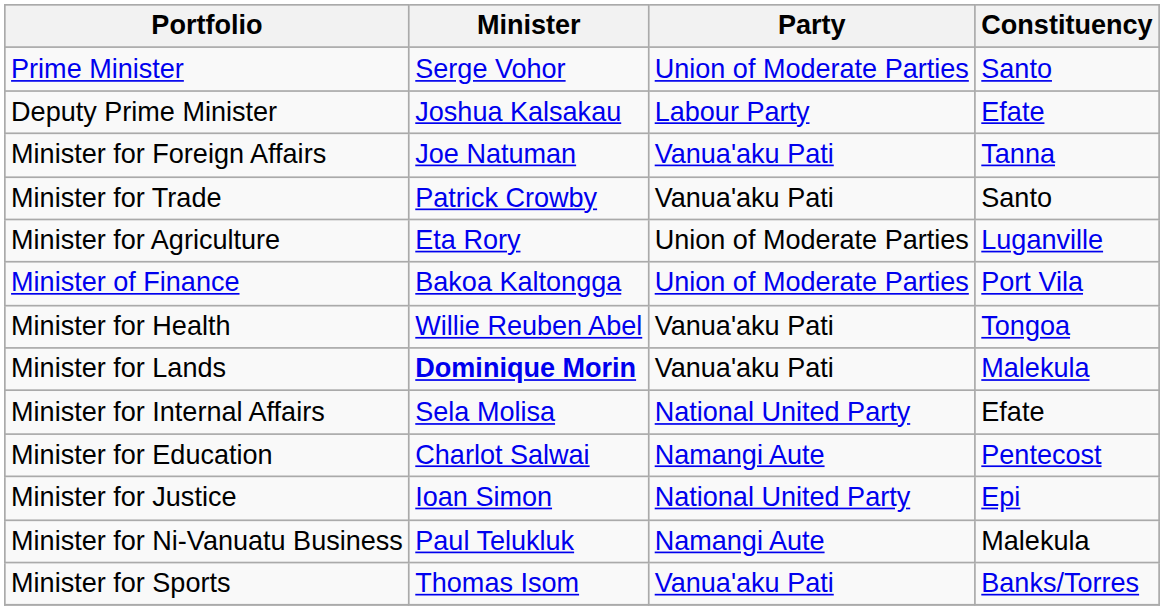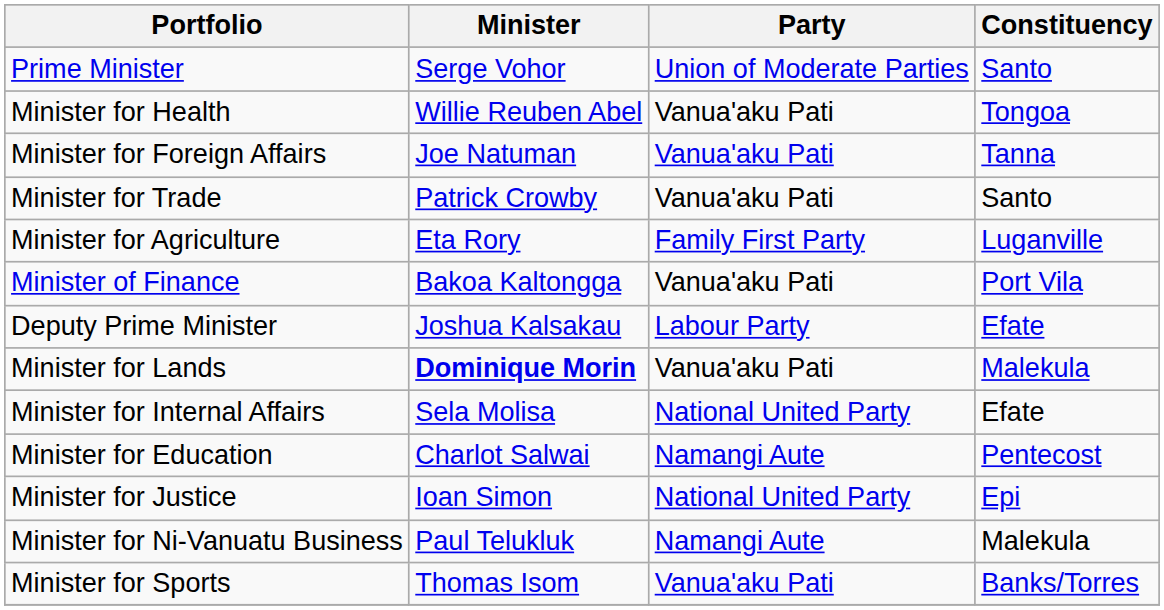rows swapped: (144, 111) <-> (121, 326)
(812, 240) Union of Moderate Parties -> (760, 240) Family First Party
(812, 283) Union of Moderate Parties -> (744, 283) Vanua'aku Pati
